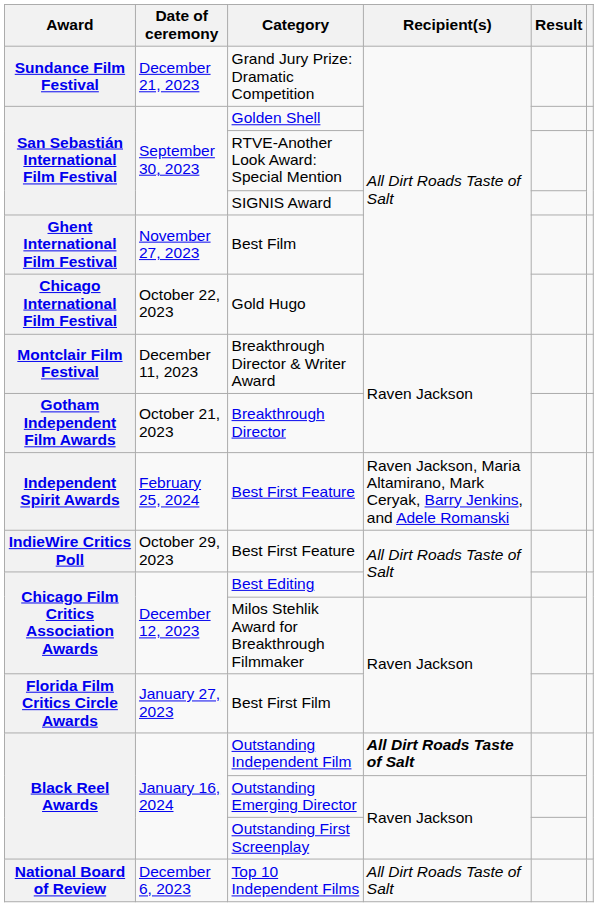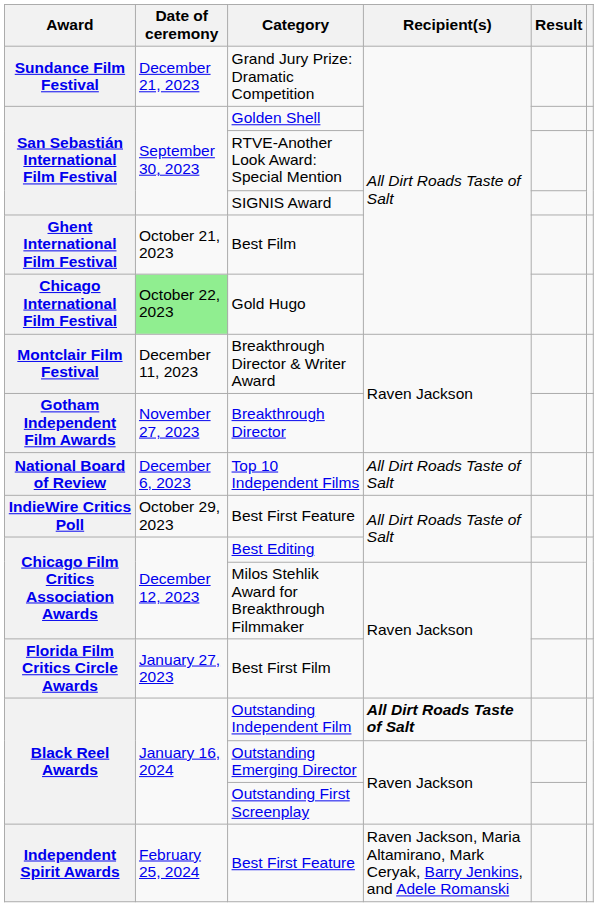(175, 244) November 27, 2023 -> (180, 244) October 21, 2023
(180, 304) no background -> (180, 304) lightgreen background
(180, 423) October 21, 2023 -> (175, 423) November 27, 2023
rows swapped: (70, 880) <-> (70, 491)
